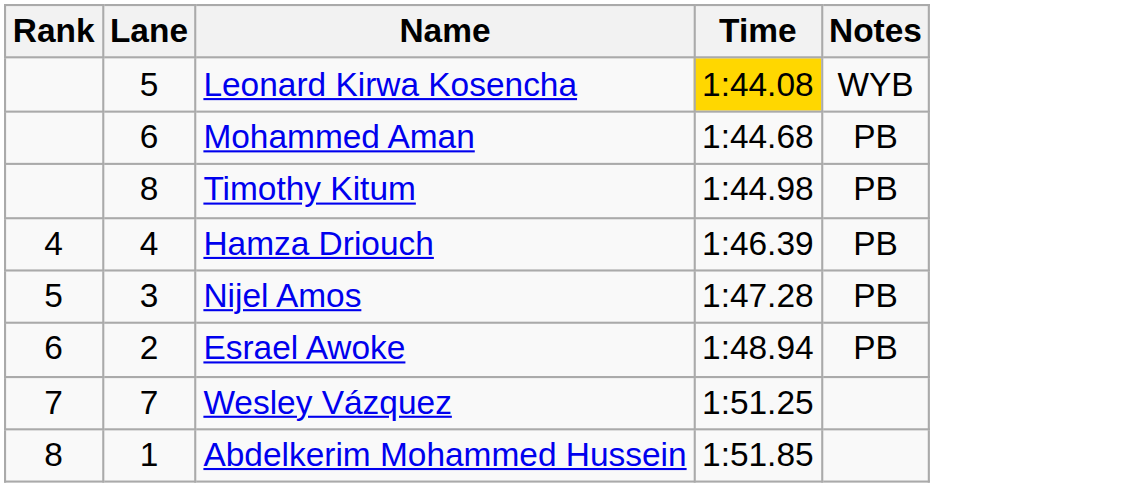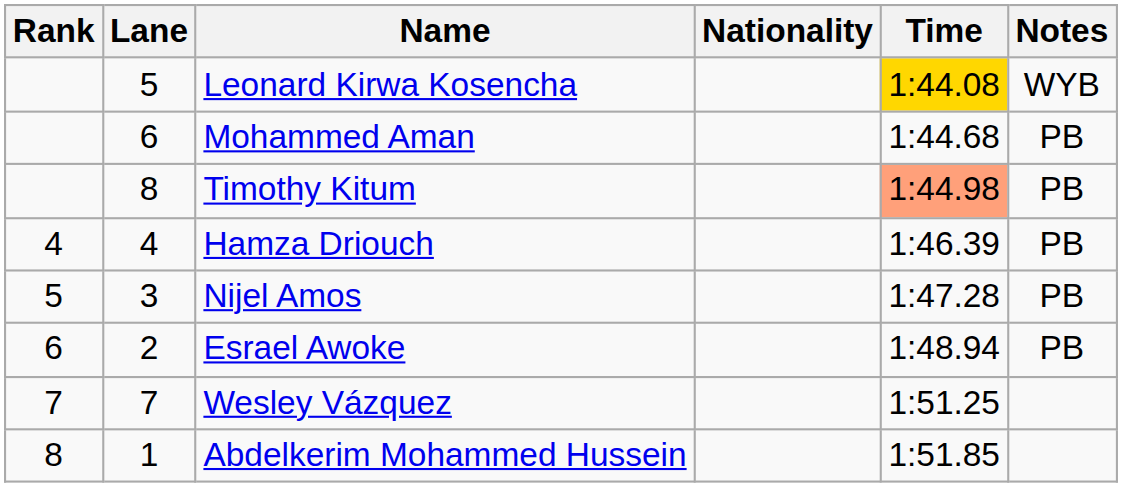+ column: (788, 31)
(758, 190) no background -> (944, 190) lightsalmon background
